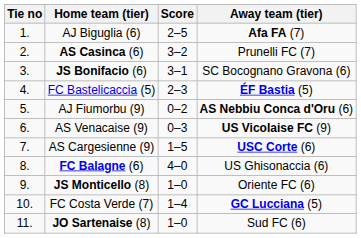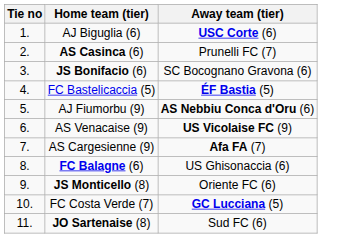- column: (177, 14)
(276, 33) Afa FA (7) -> (237, 33) USC Corte (6)
(276, 147) USC Corte (6) -> (237, 147) Afa FA (7)
